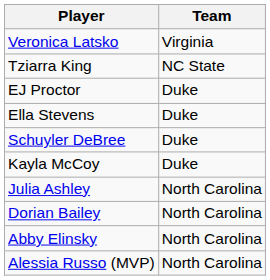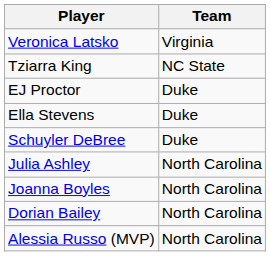- row: (54, 164)
+ row: (59, 189)
- row: (52, 238)
